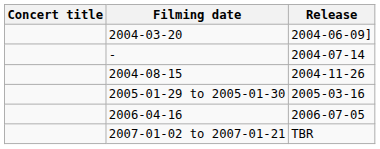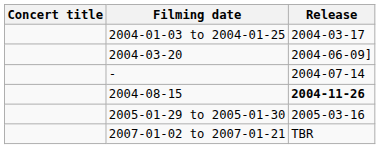+ row: (197, 34)
(328, 74) normal -> (328, 94) bold
- row: (146, 114)
